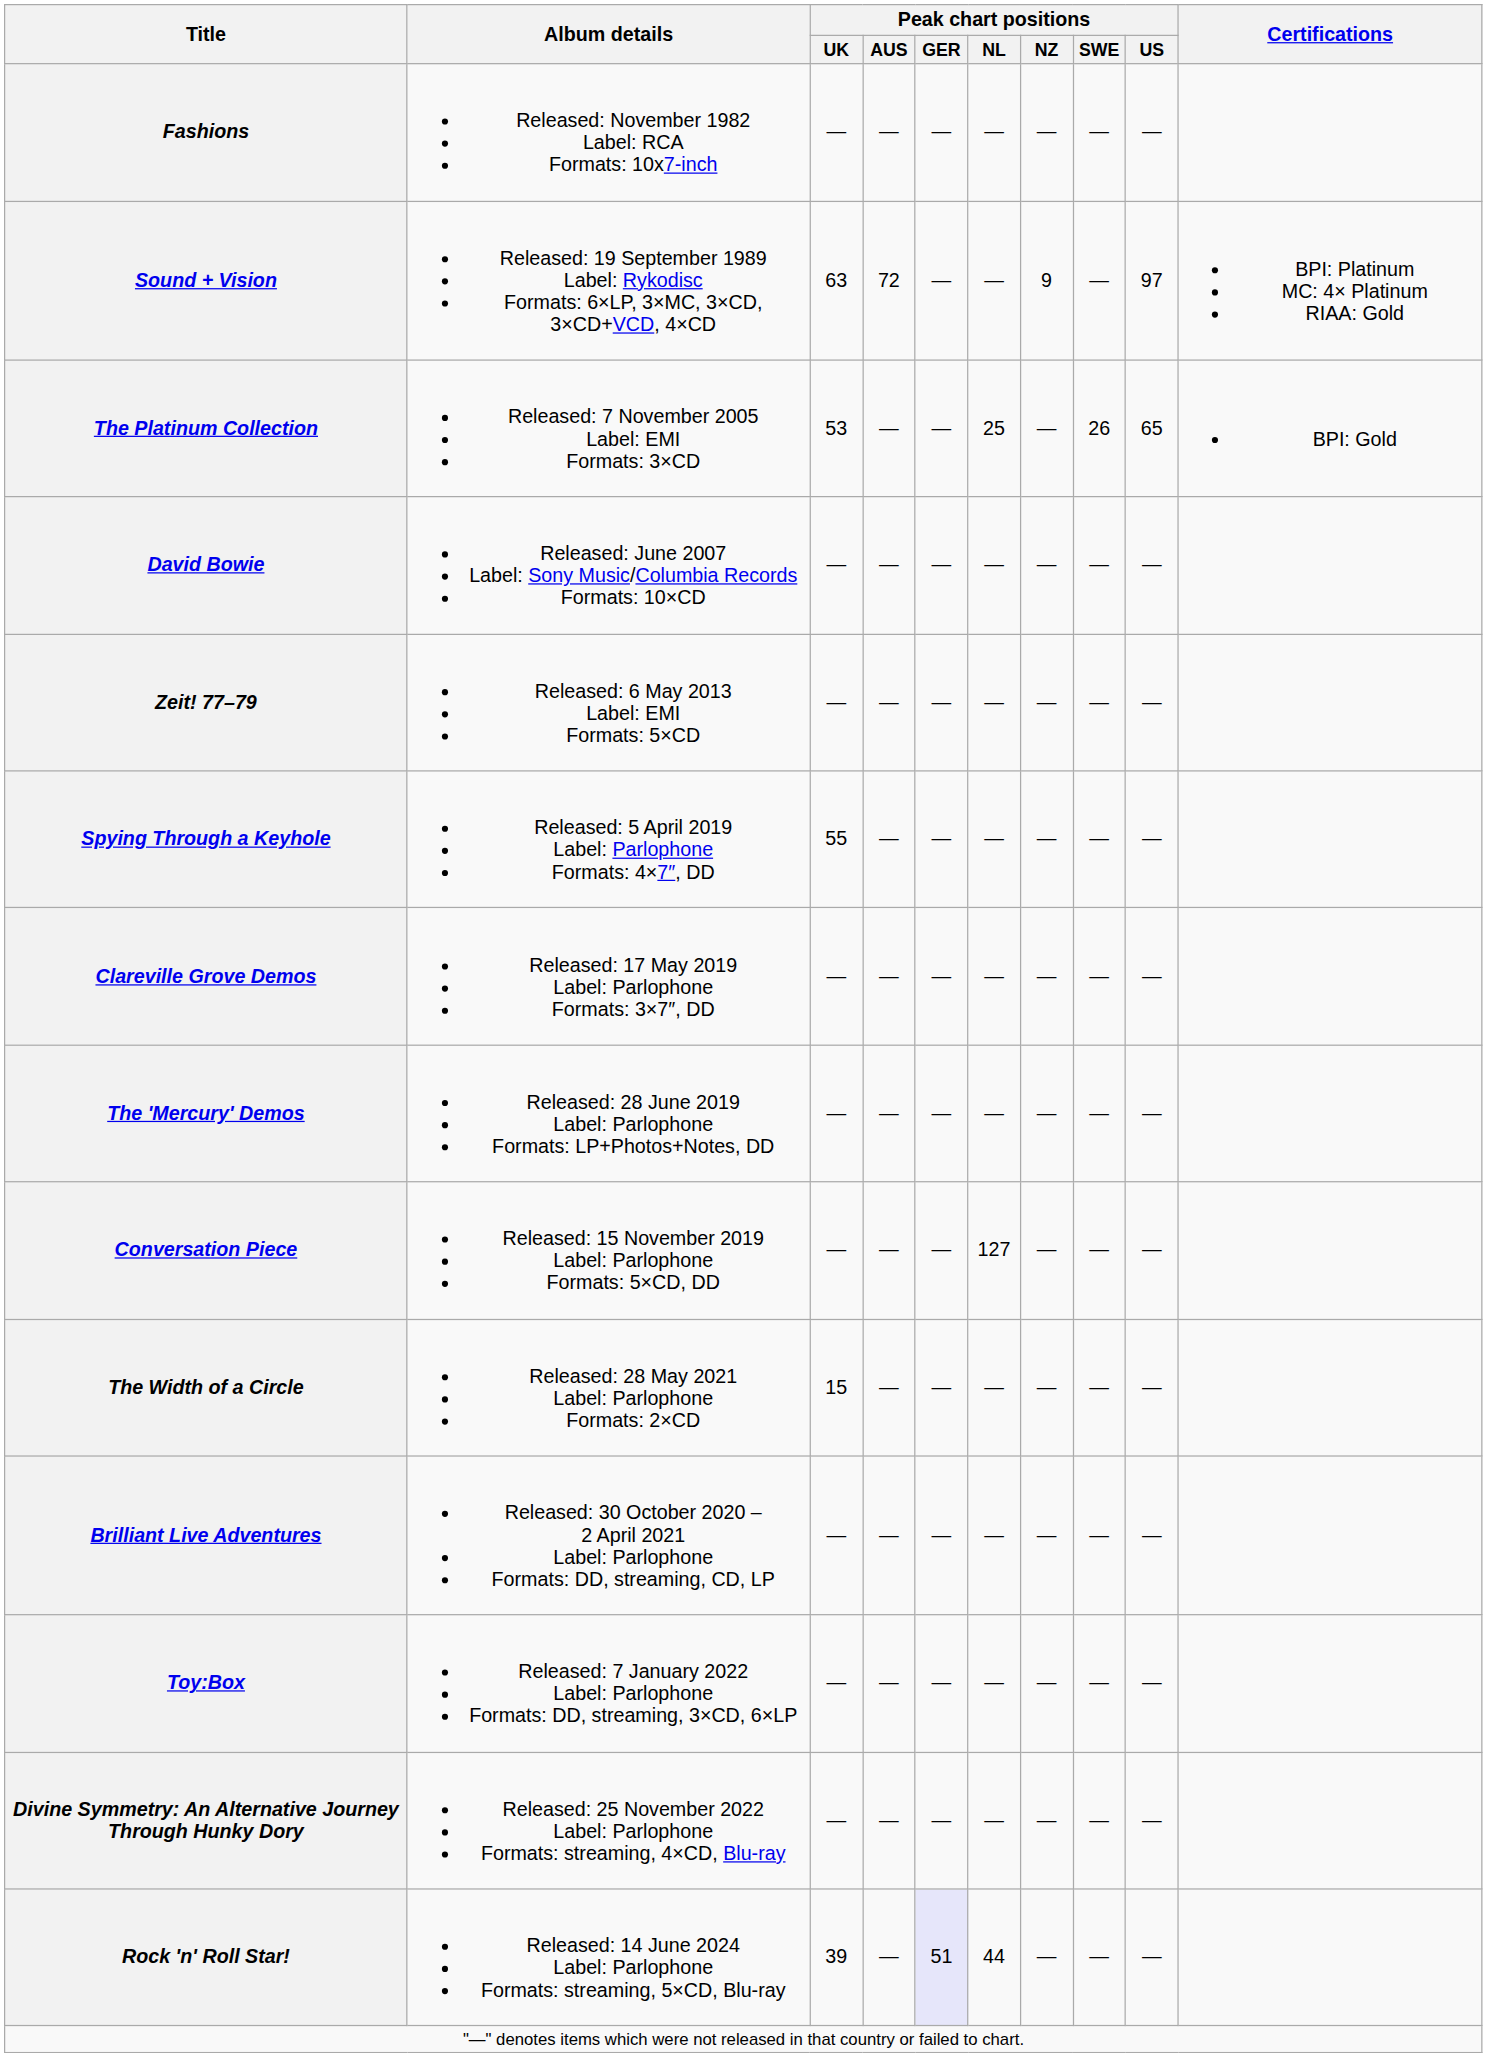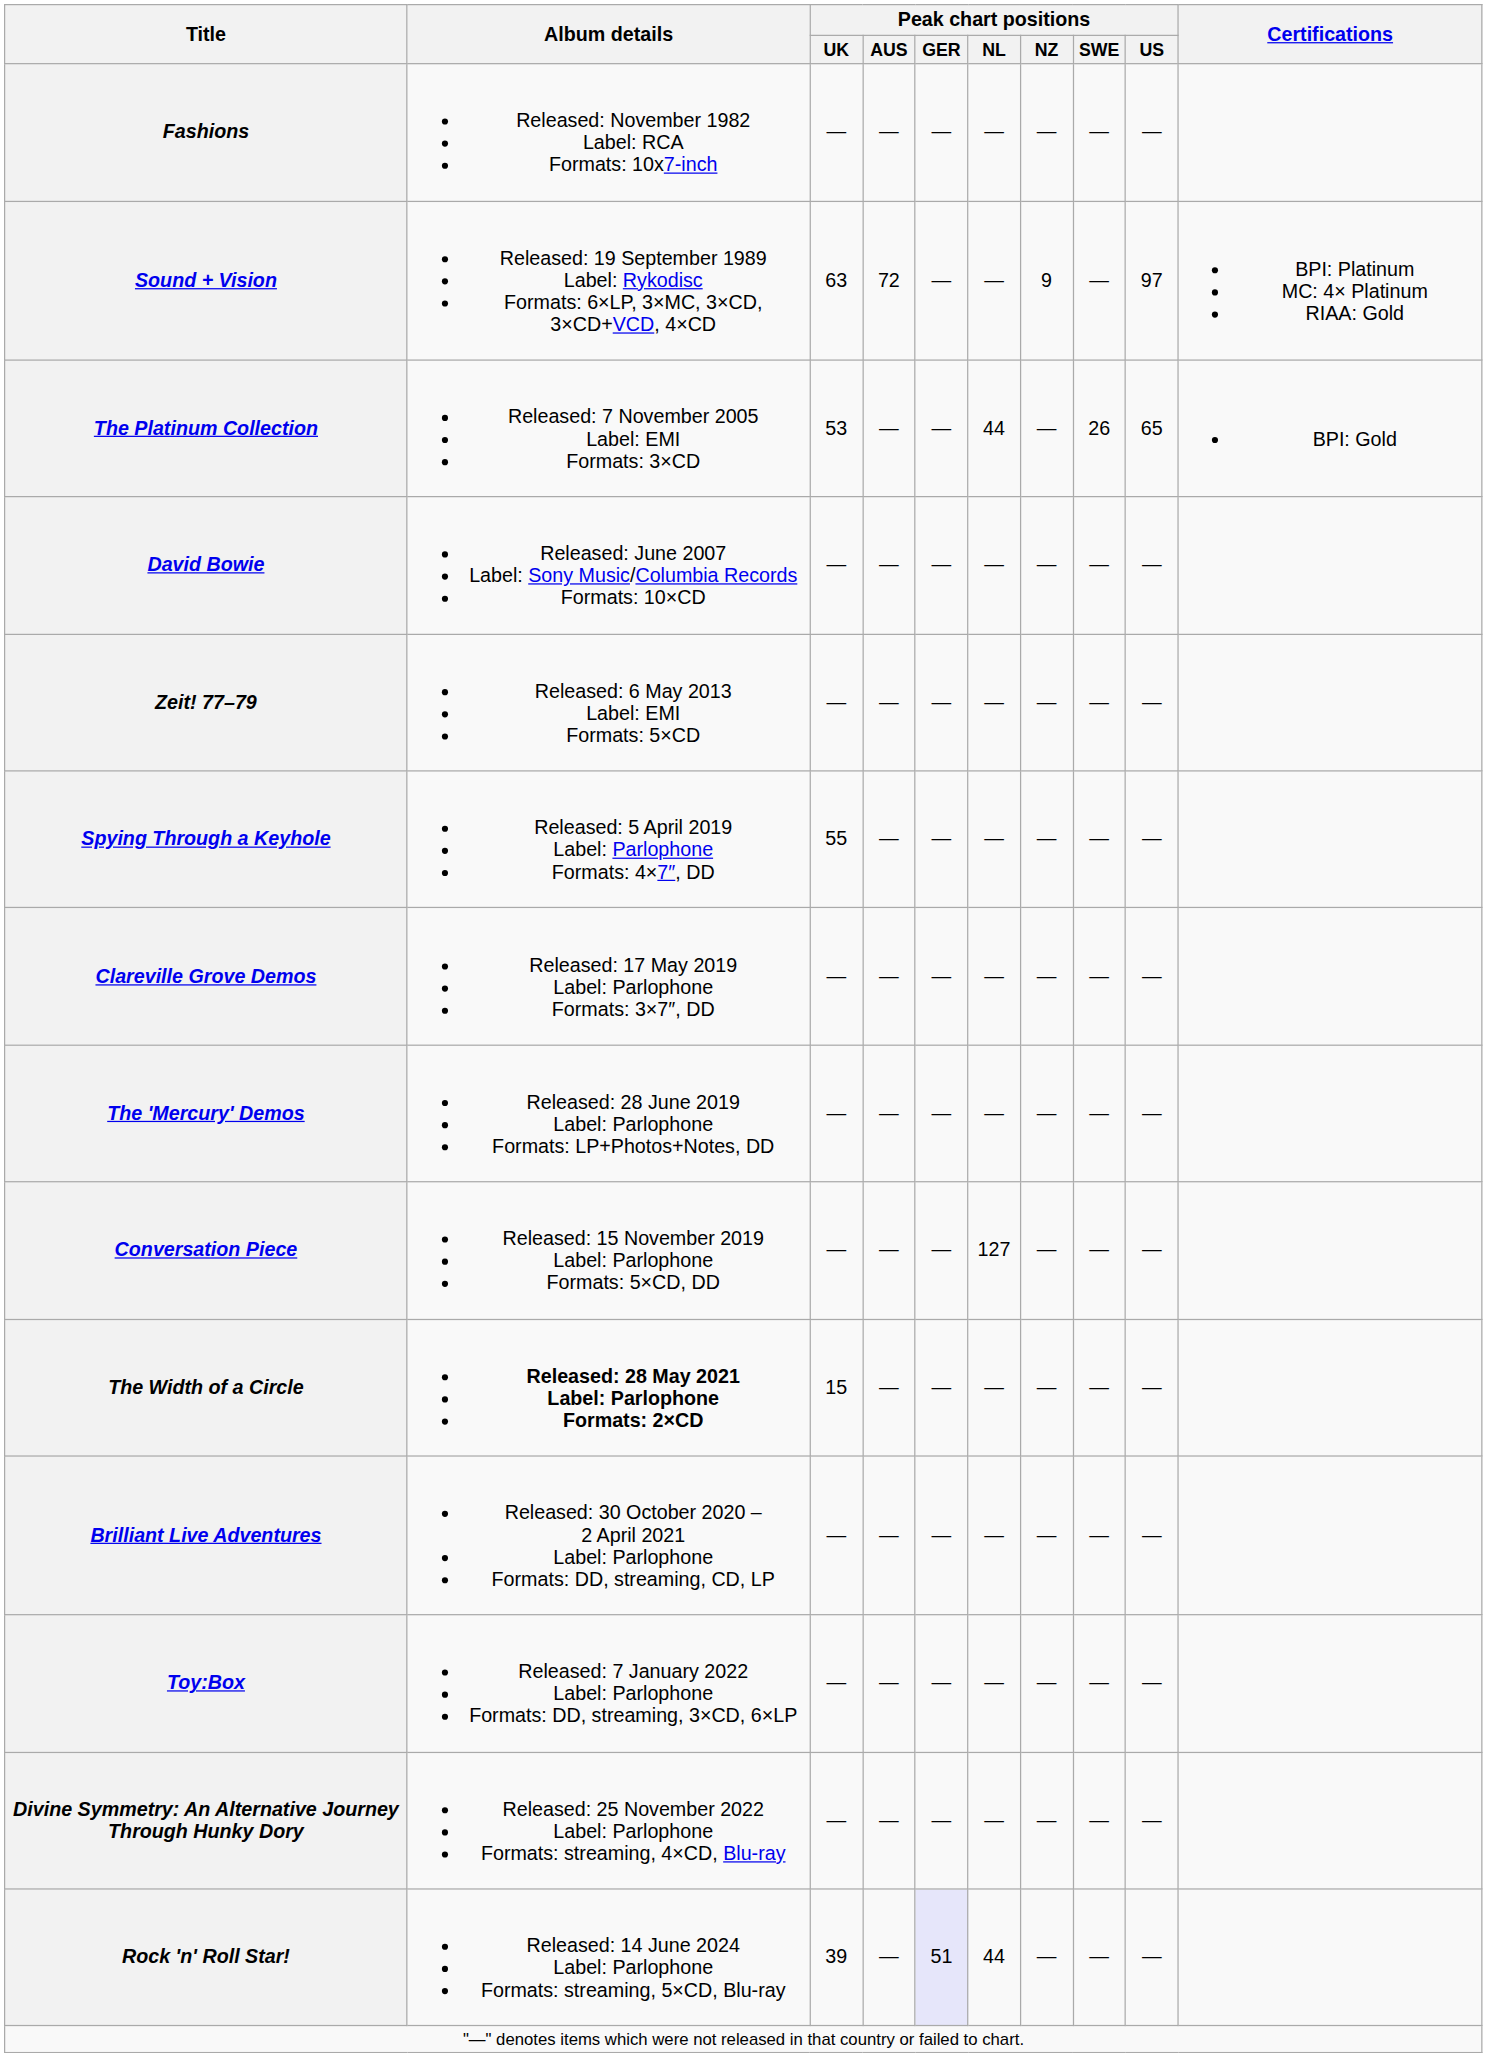(994, 428) 25 -> (994, 428) 44
(609, 1398) normal -> (609, 1398) bold
